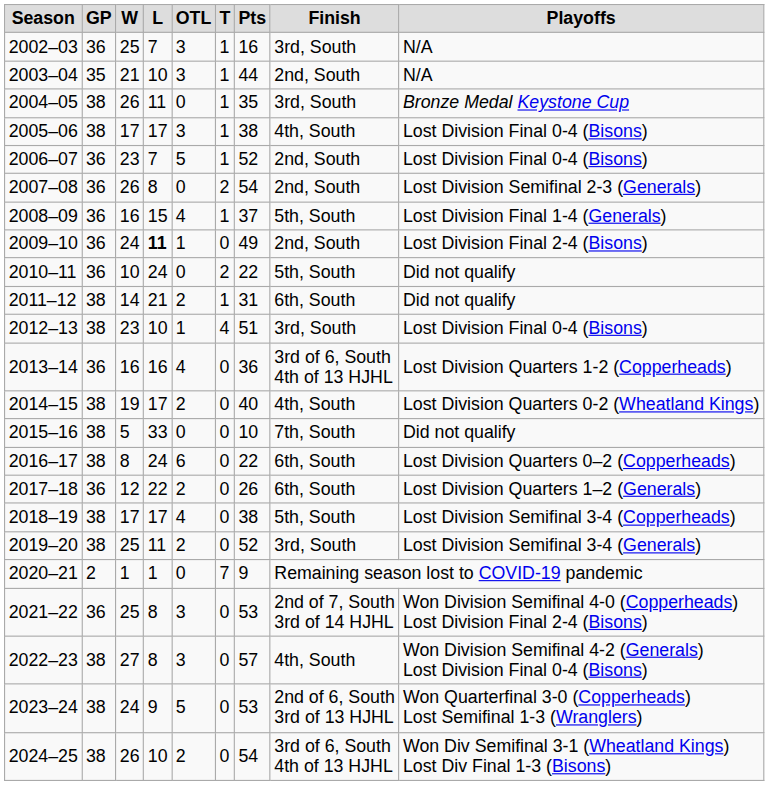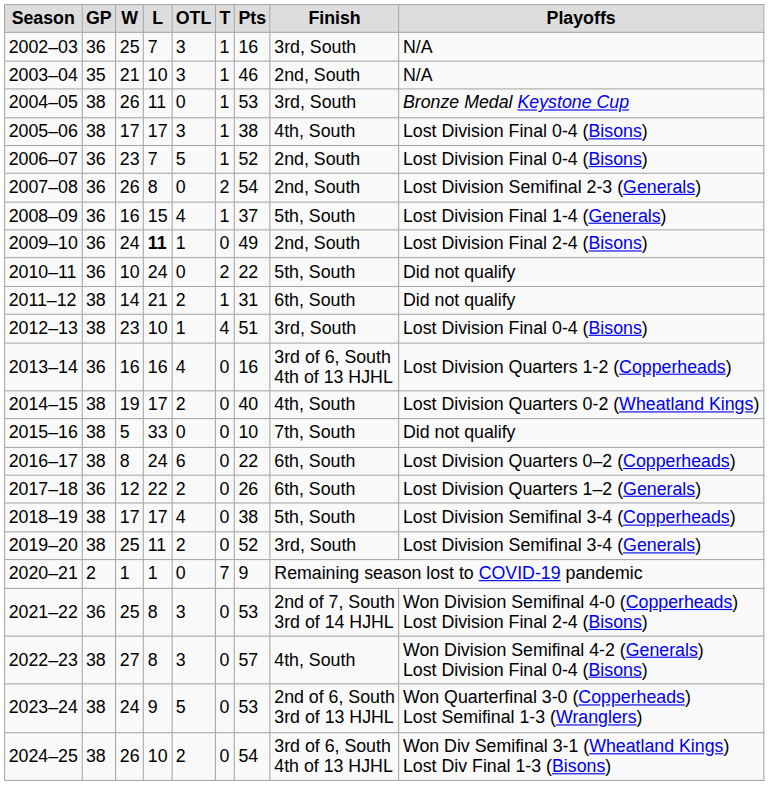(248, 74) 44 -> (248, 74) 46
(248, 103) 35 -> (248, 103) 53
(248, 366) 36 -> (248, 366) 16
